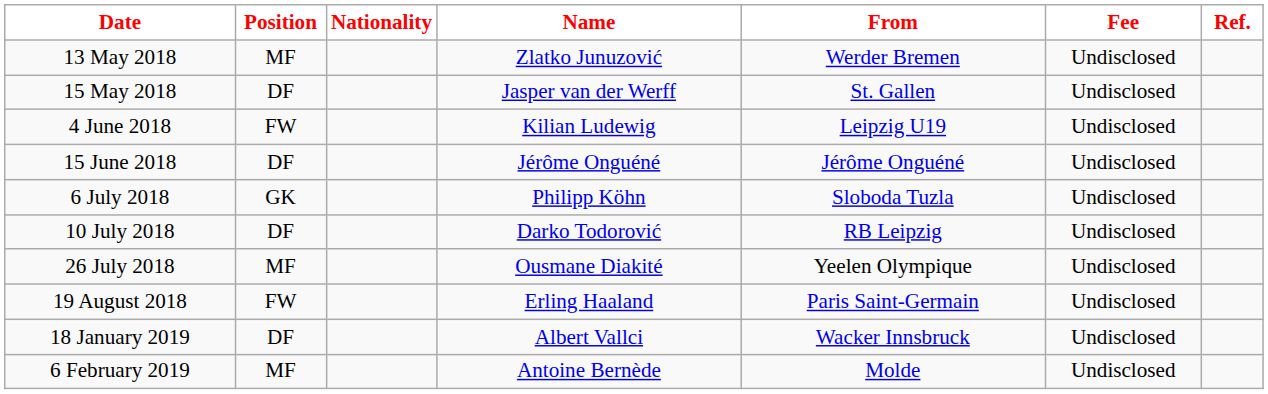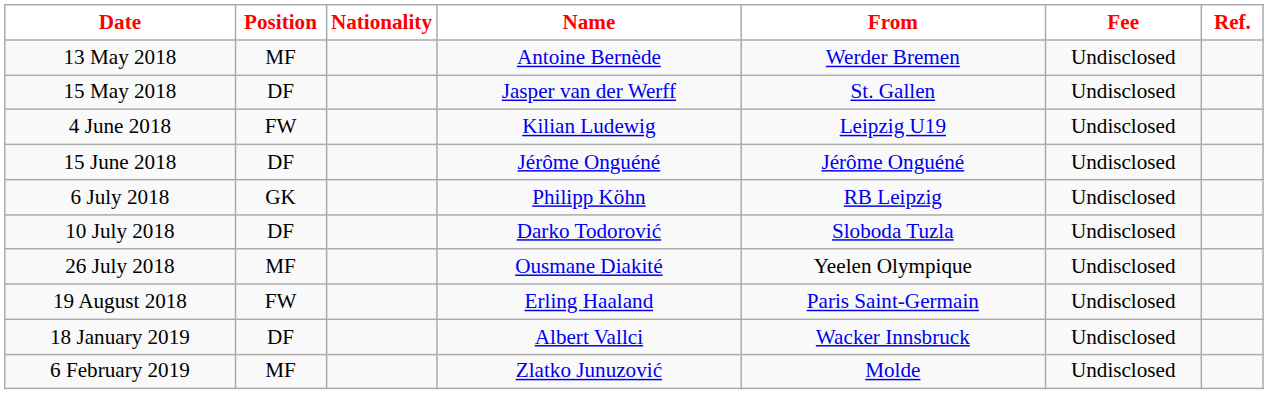(589, 57) Zlatko Junuzović -> (589, 57) Antoine Bernède
(893, 196) Sloboda Tuzla -> (893, 196) RB Leipzig
(893, 231) RB Leipzig -> (893, 231) Sloboda Tuzla
(589, 371) Antoine Bernède -> (589, 371) Zlatko Junuzović
